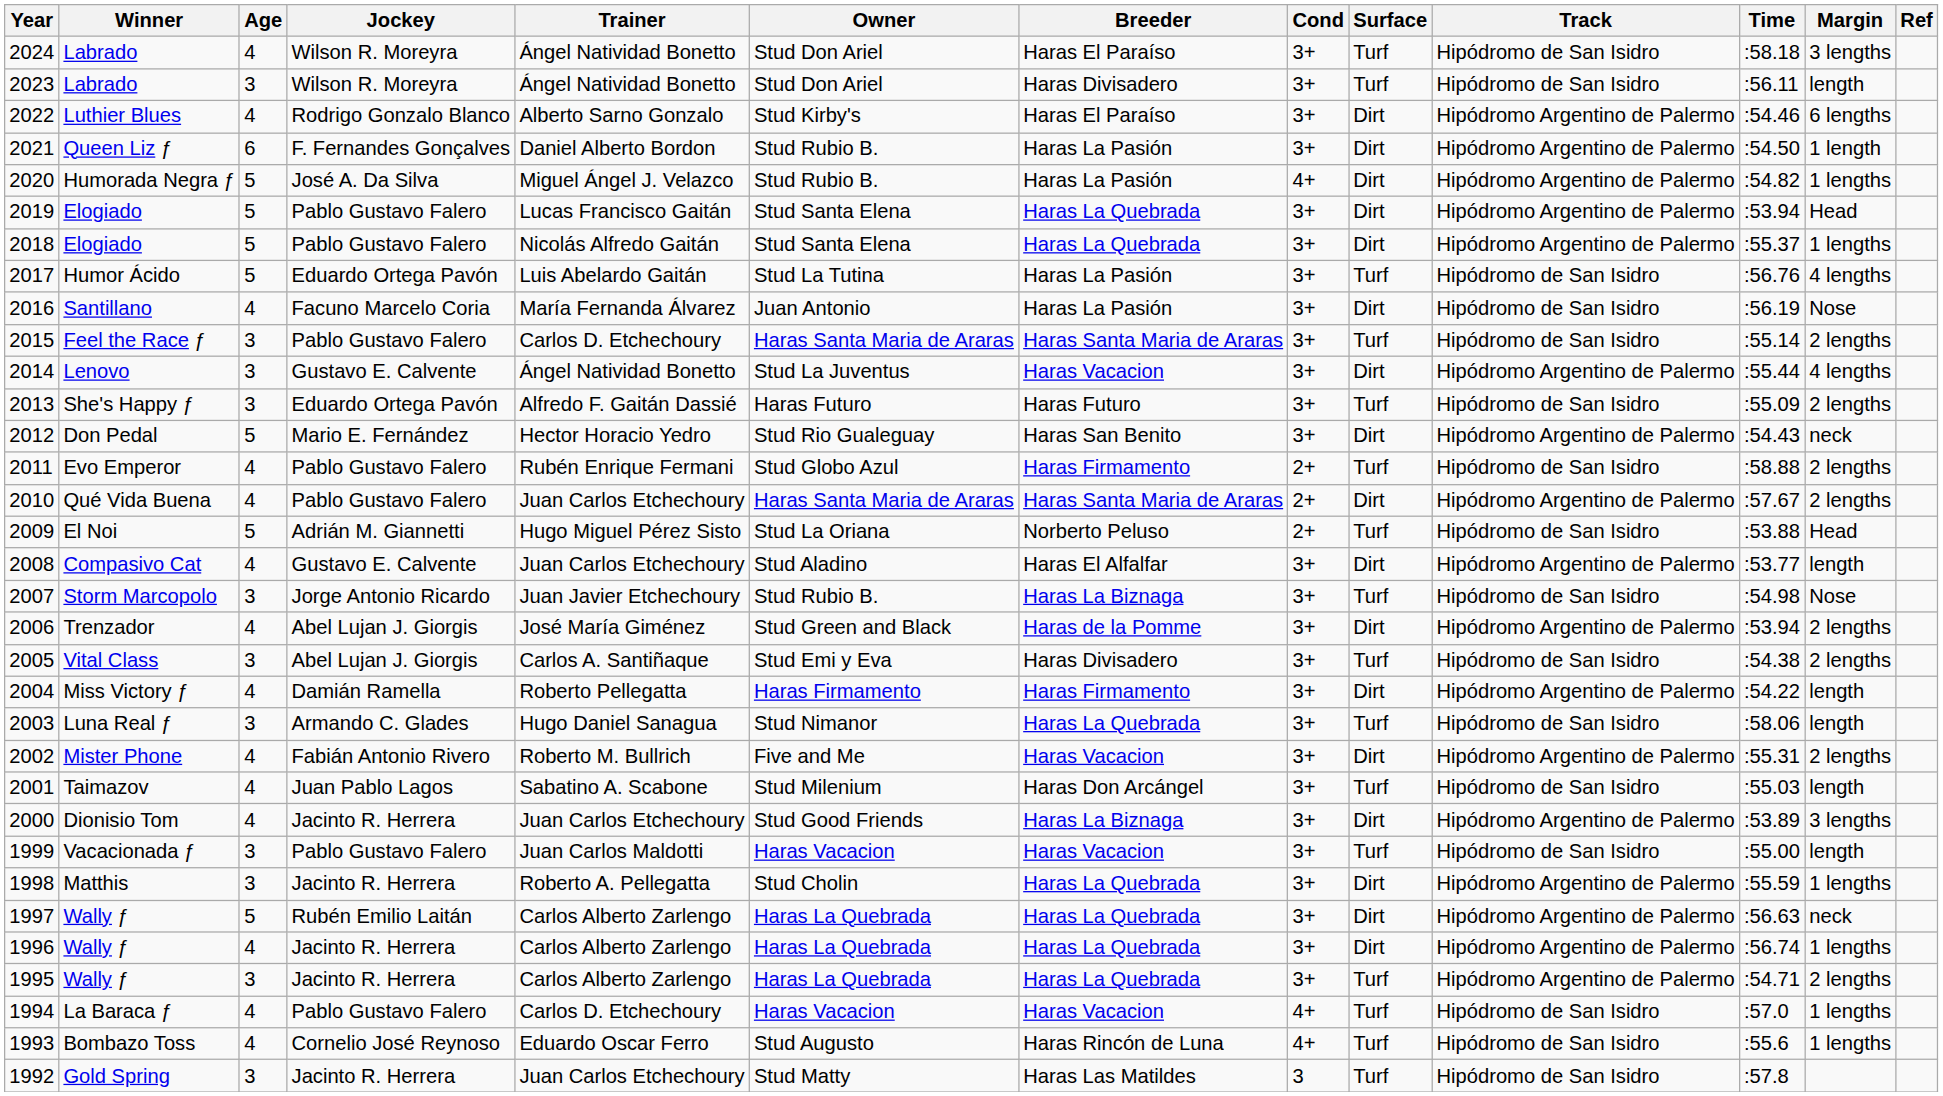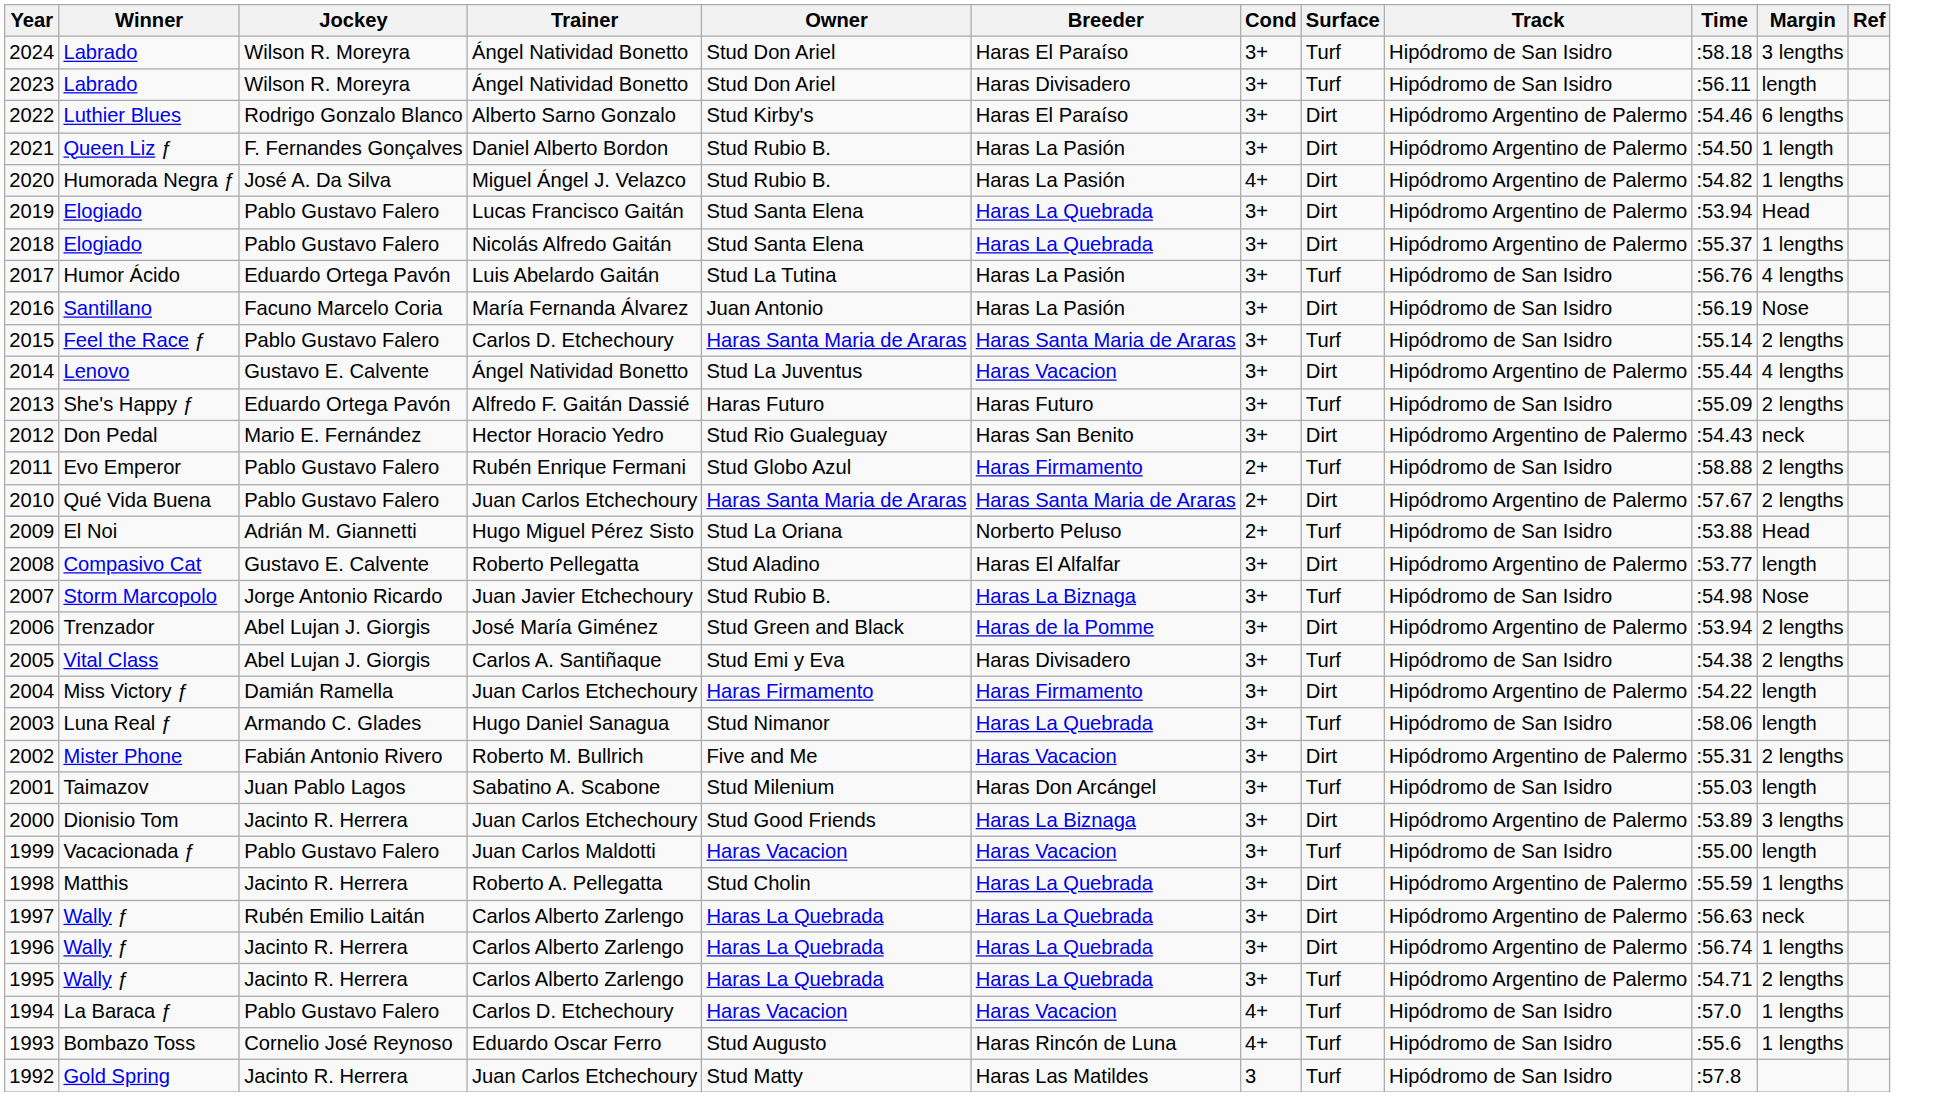- column: (263, 20)
(632, 564) Juan Carlos Etchechoury -> (555, 564) Roberto Pellegatta
(603, 691) Roberto Pellegatta -> (585, 691) Juan Carlos Etchechoury
